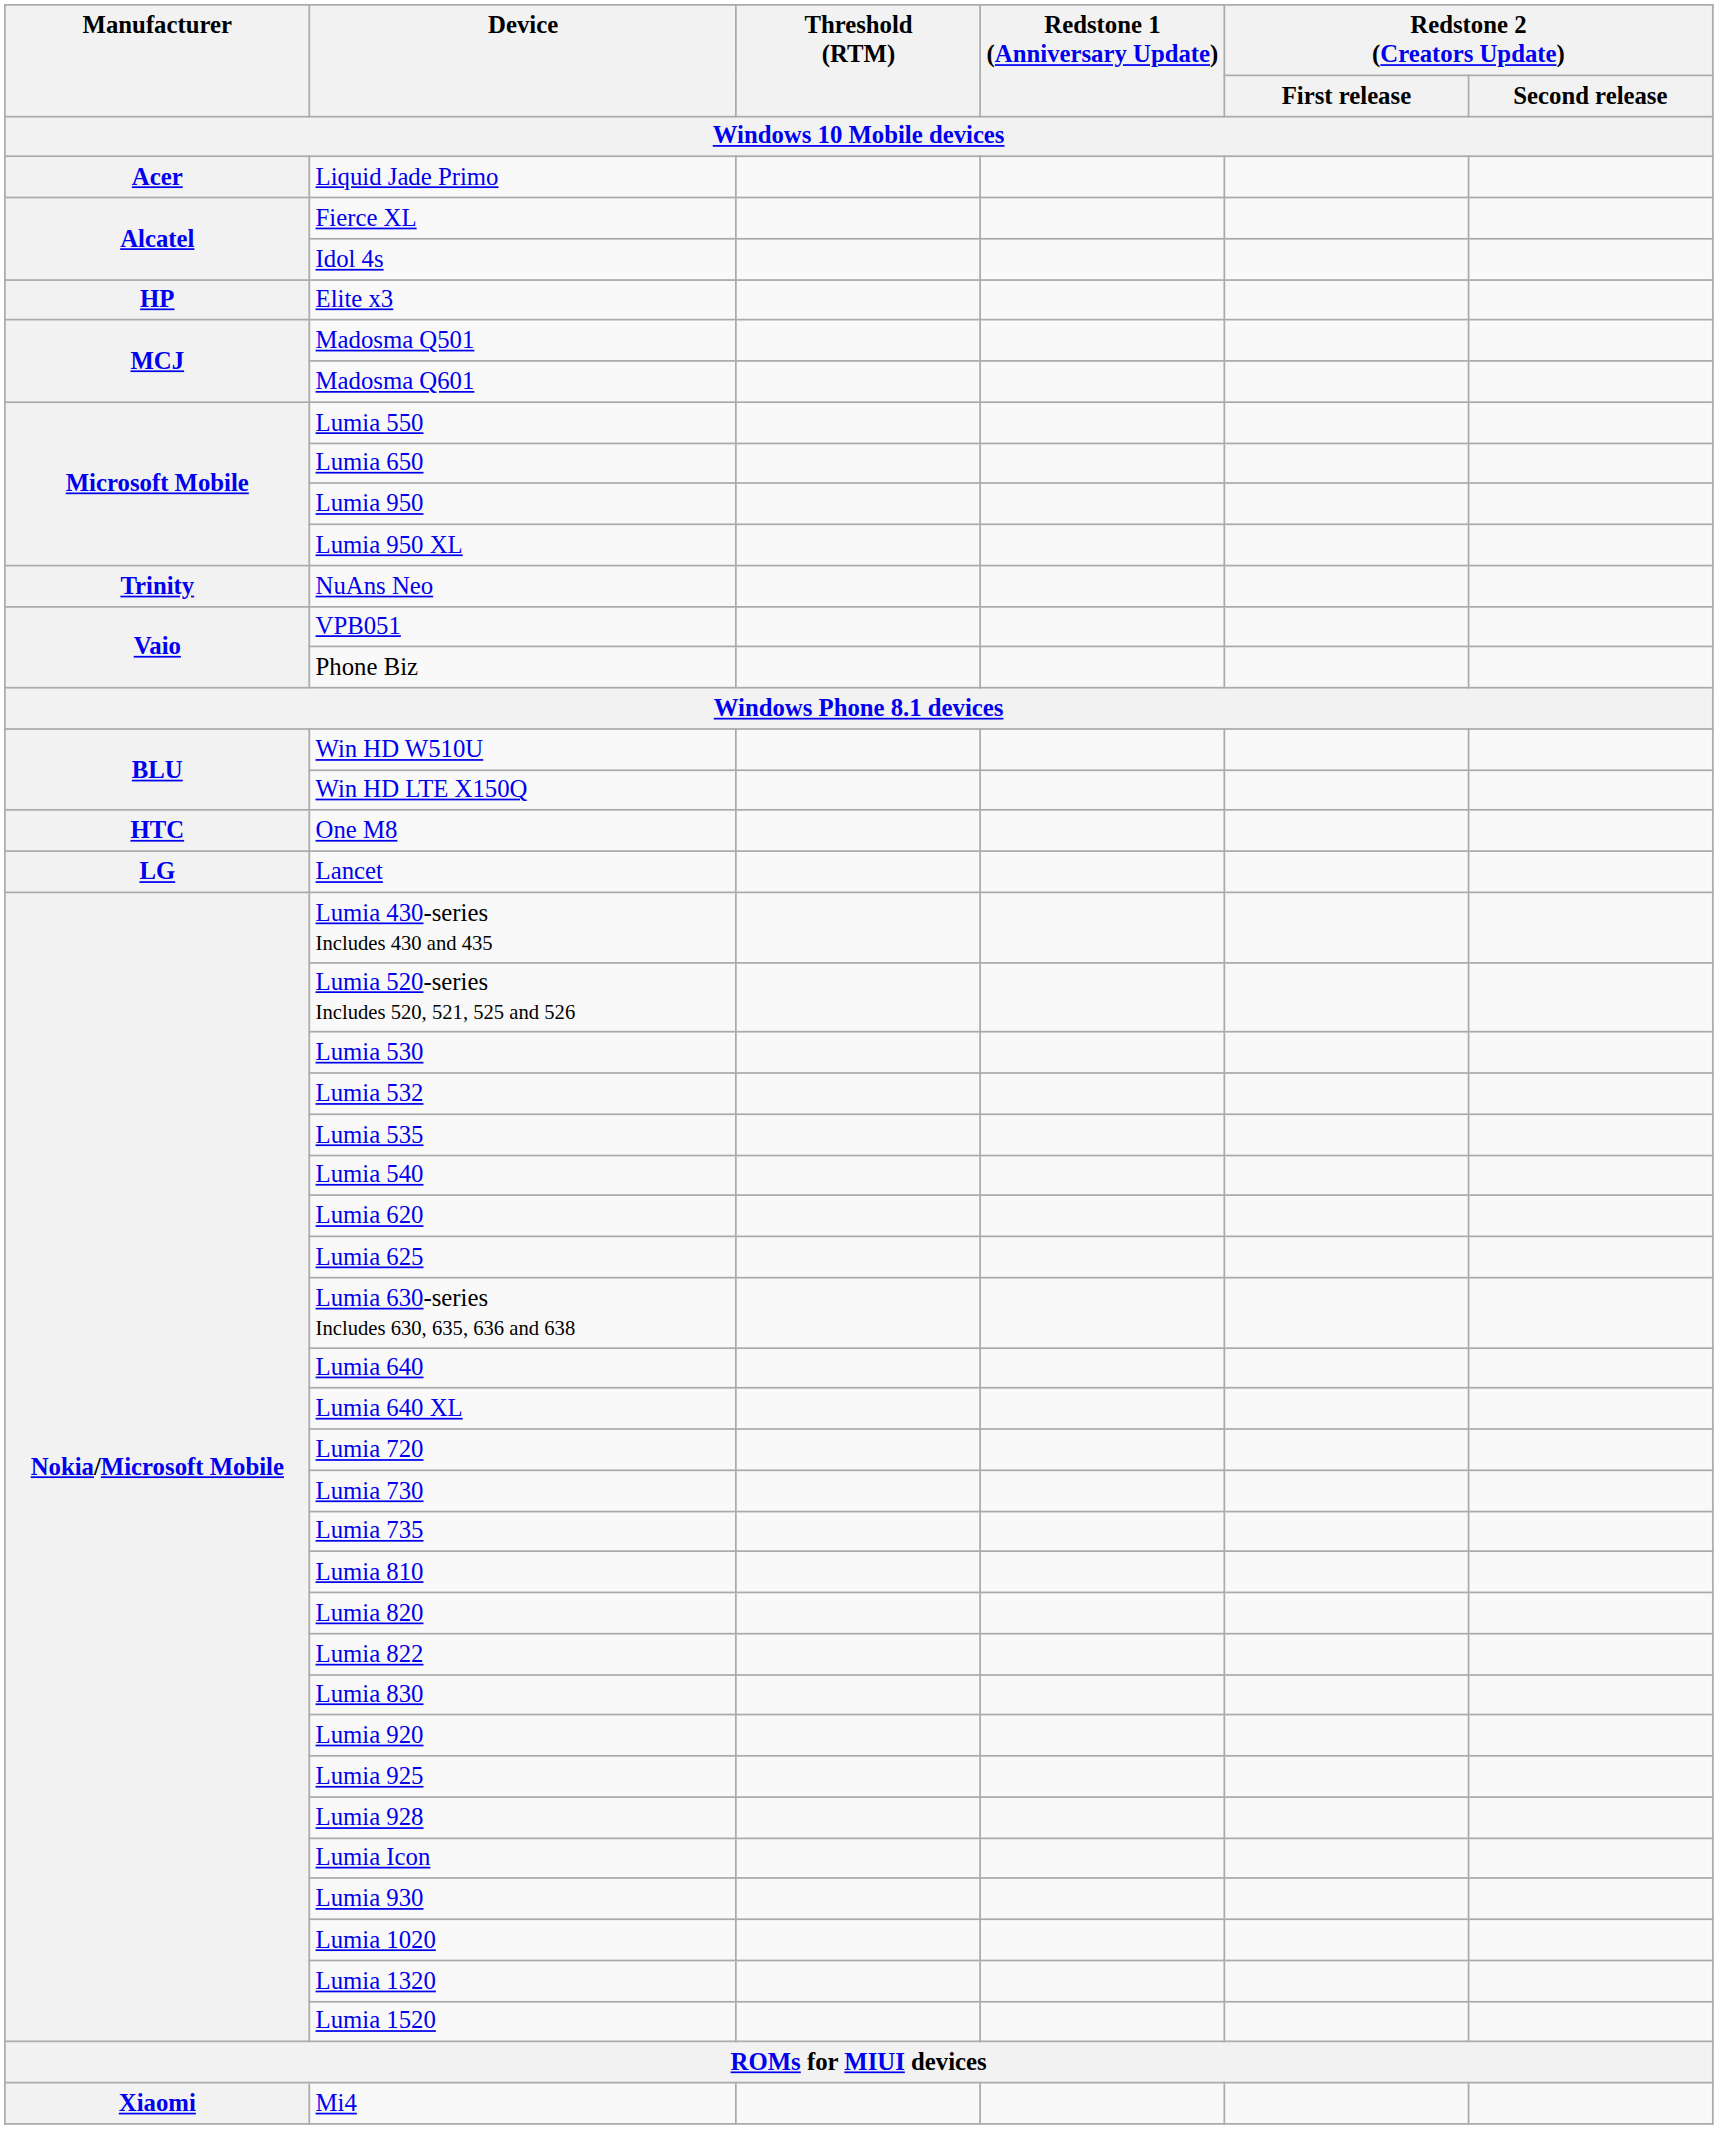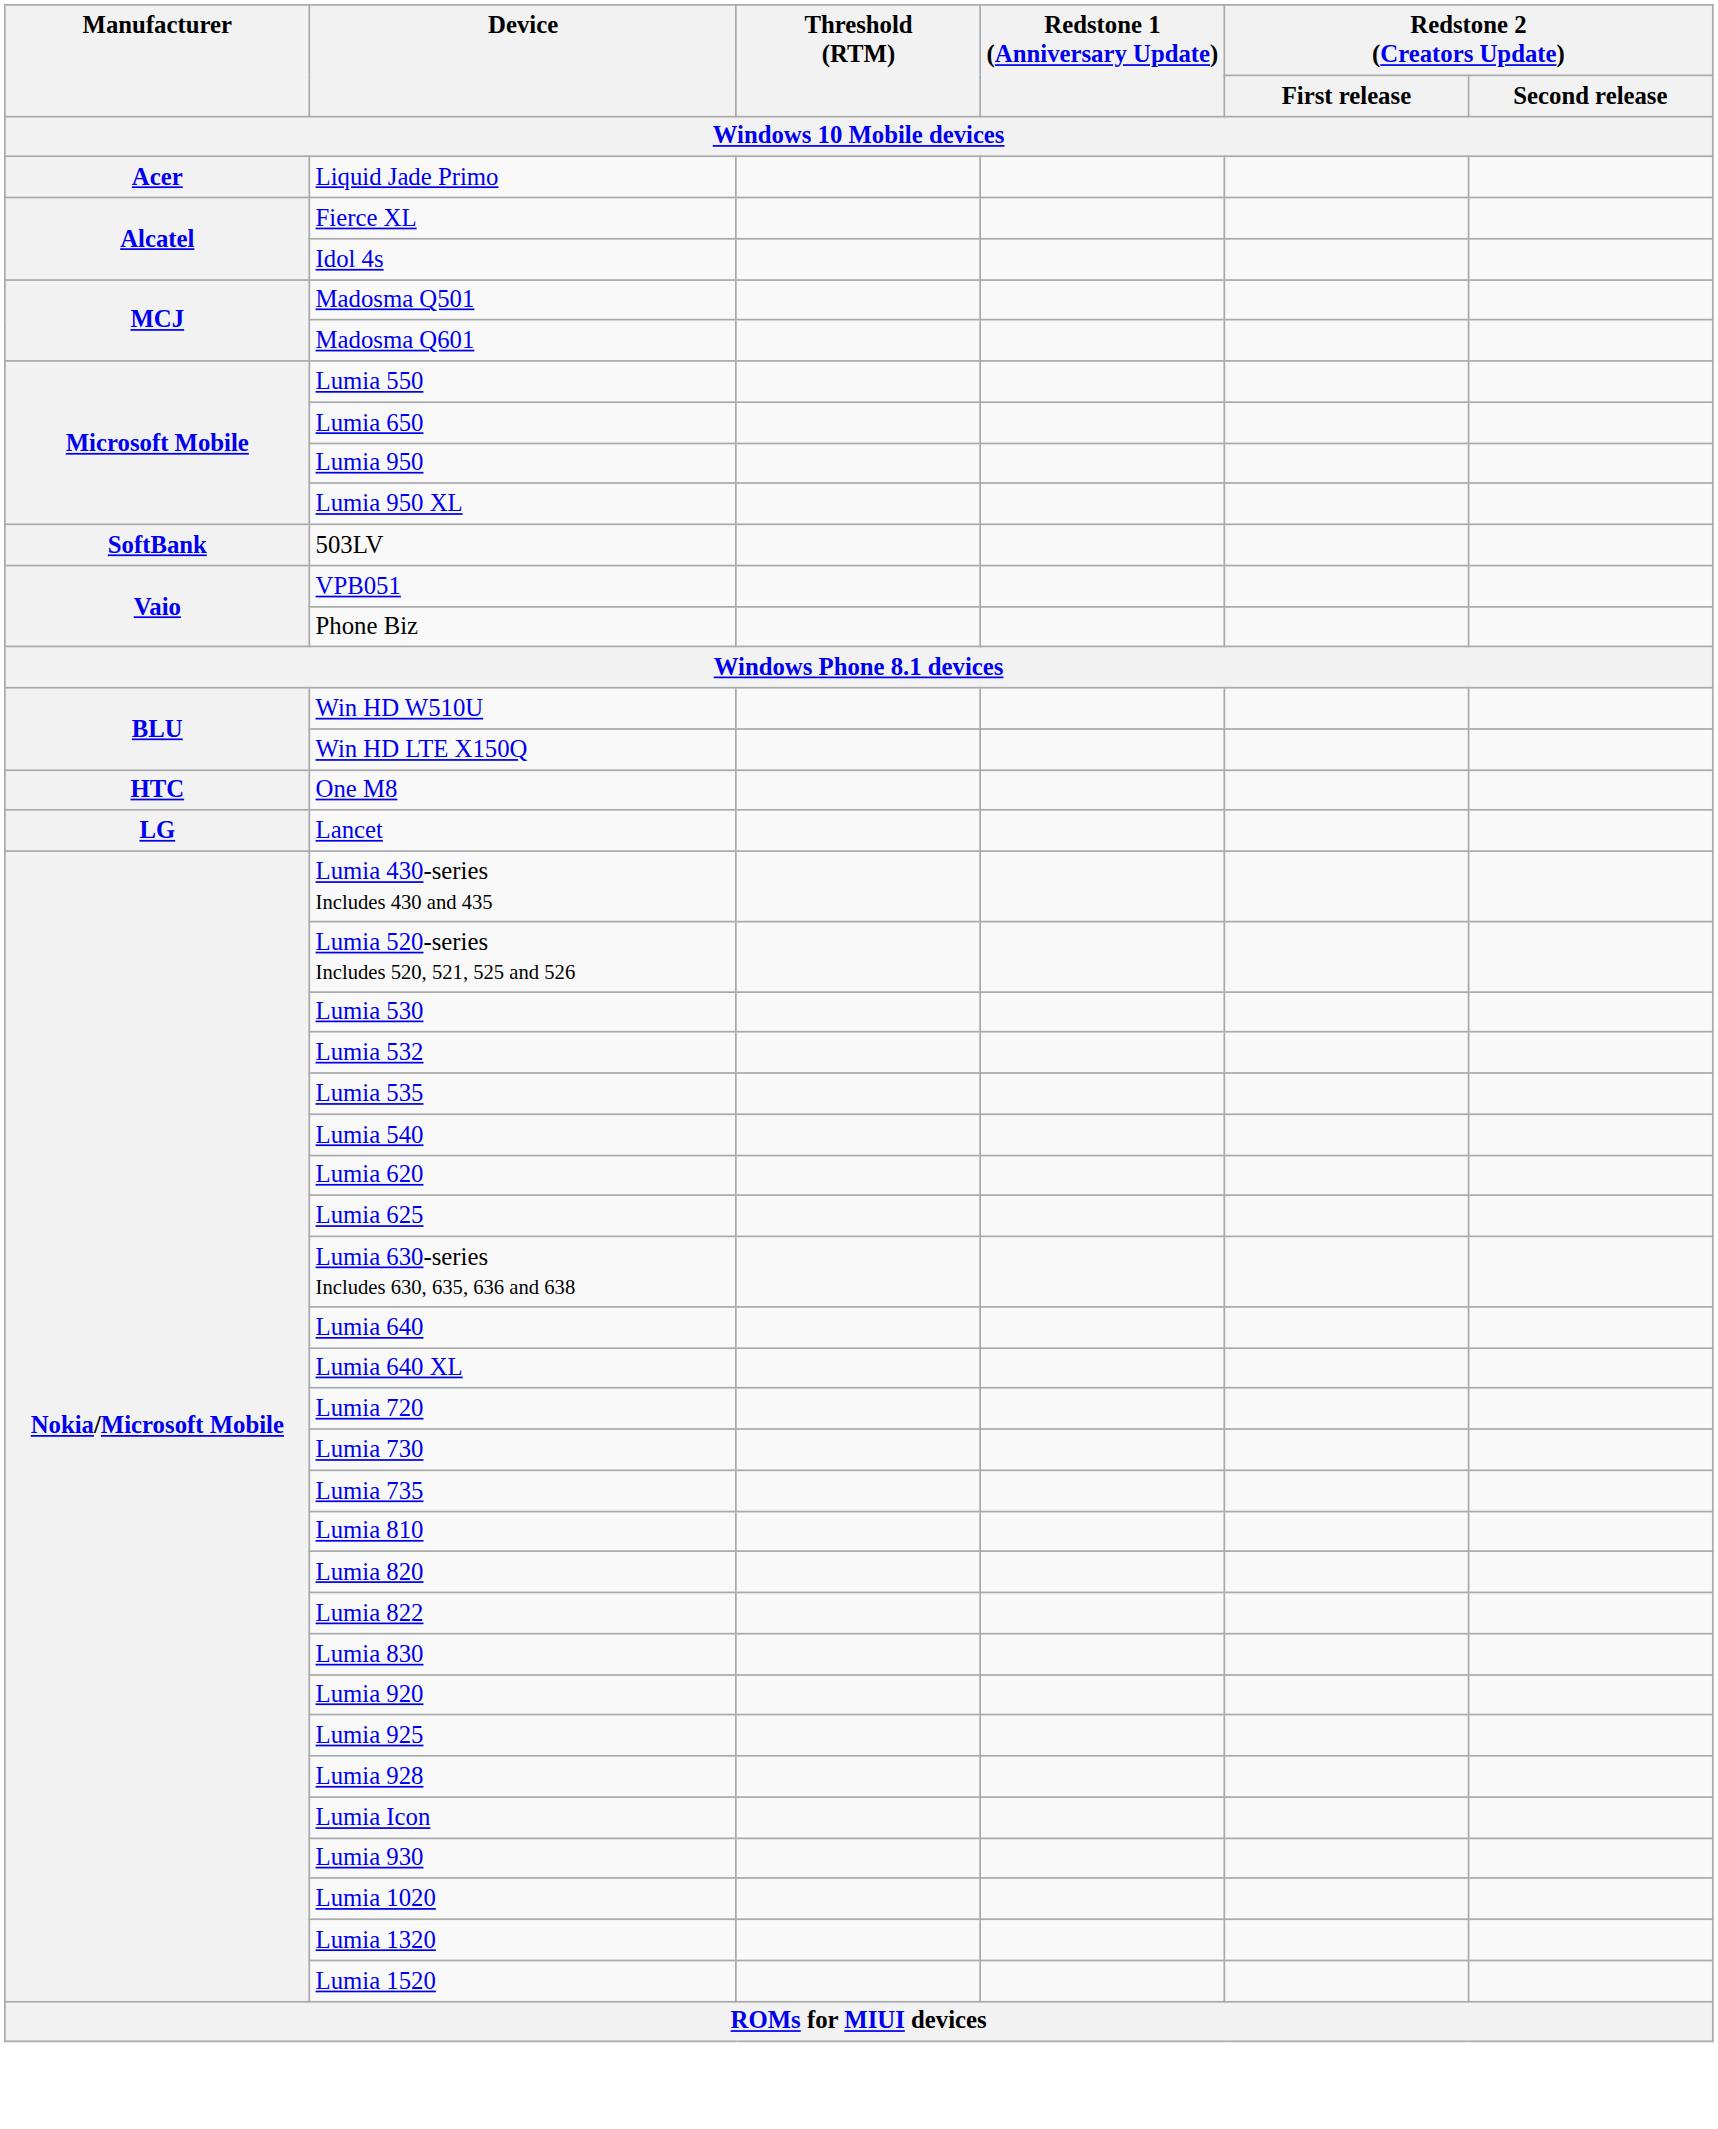- row: (354, 299)
+ row: (349, 544)
- row: (374, 585)
- row: (336, 2103)
